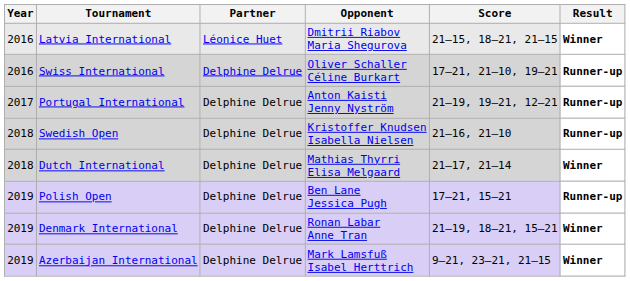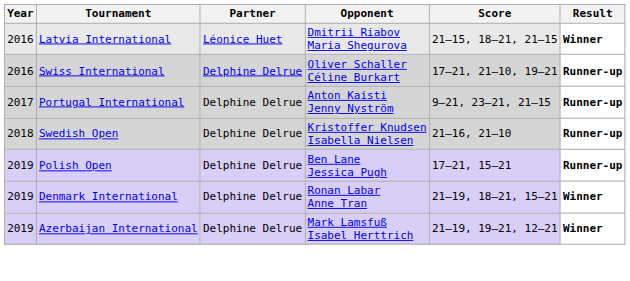(495, 102) 21–19, 19–21, 12–21 -> (491, 102) 9–21, 23–21, 21–15
- row: (102, 165)
(491, 260) 9–21, 23–21, 21–15 -> (495, 228) 21–19, 19–21, 12–21
